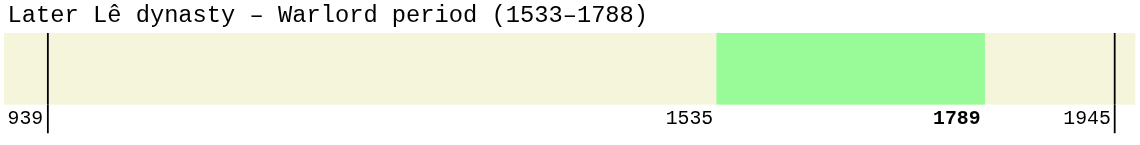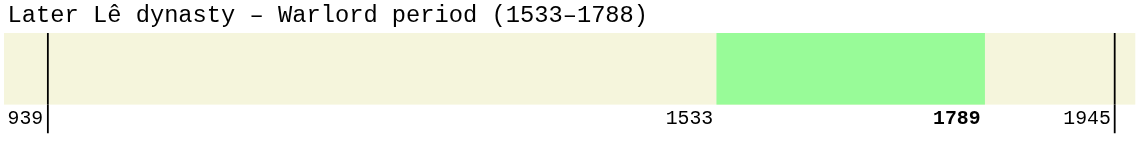(689, 119) 1535 -> (689, 119) 1533
